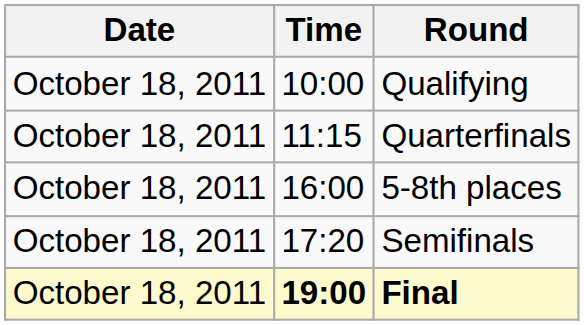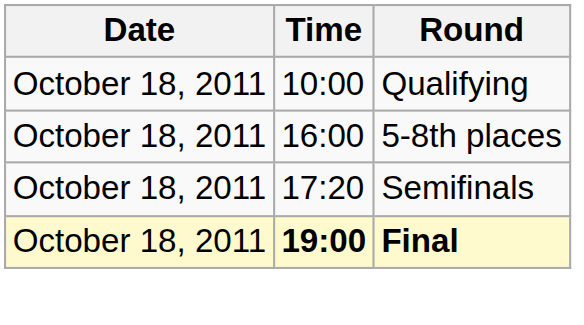- row: (476, 135)
